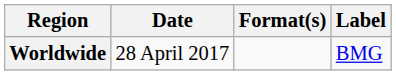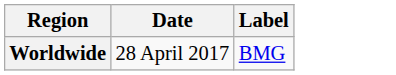- column: (283, 20)
